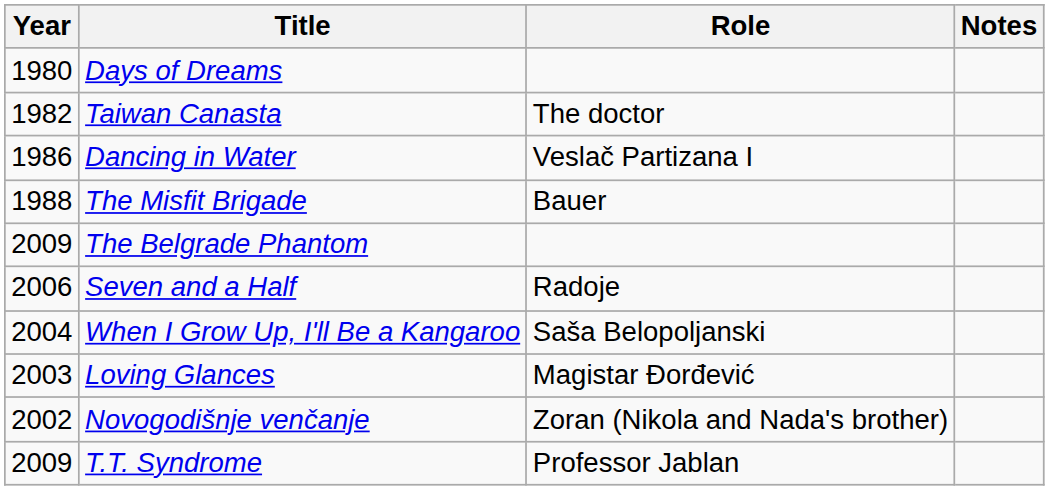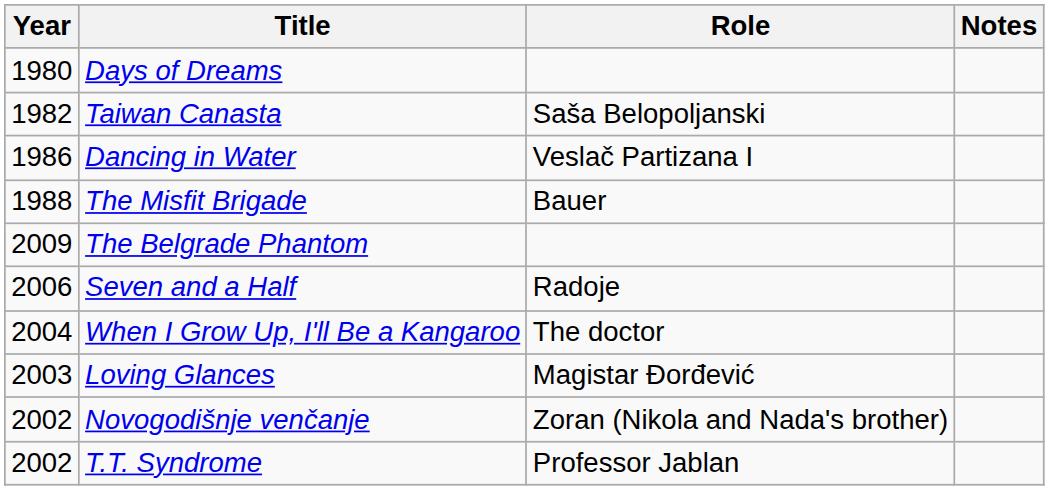(599, 113) The doctor -> (649, 113) Saša Belopoljanski
(649, 331) Saša Belopoljanski -> (599, 331) The doctor
(42, 462) 2009 -> (42, 462) 2002
